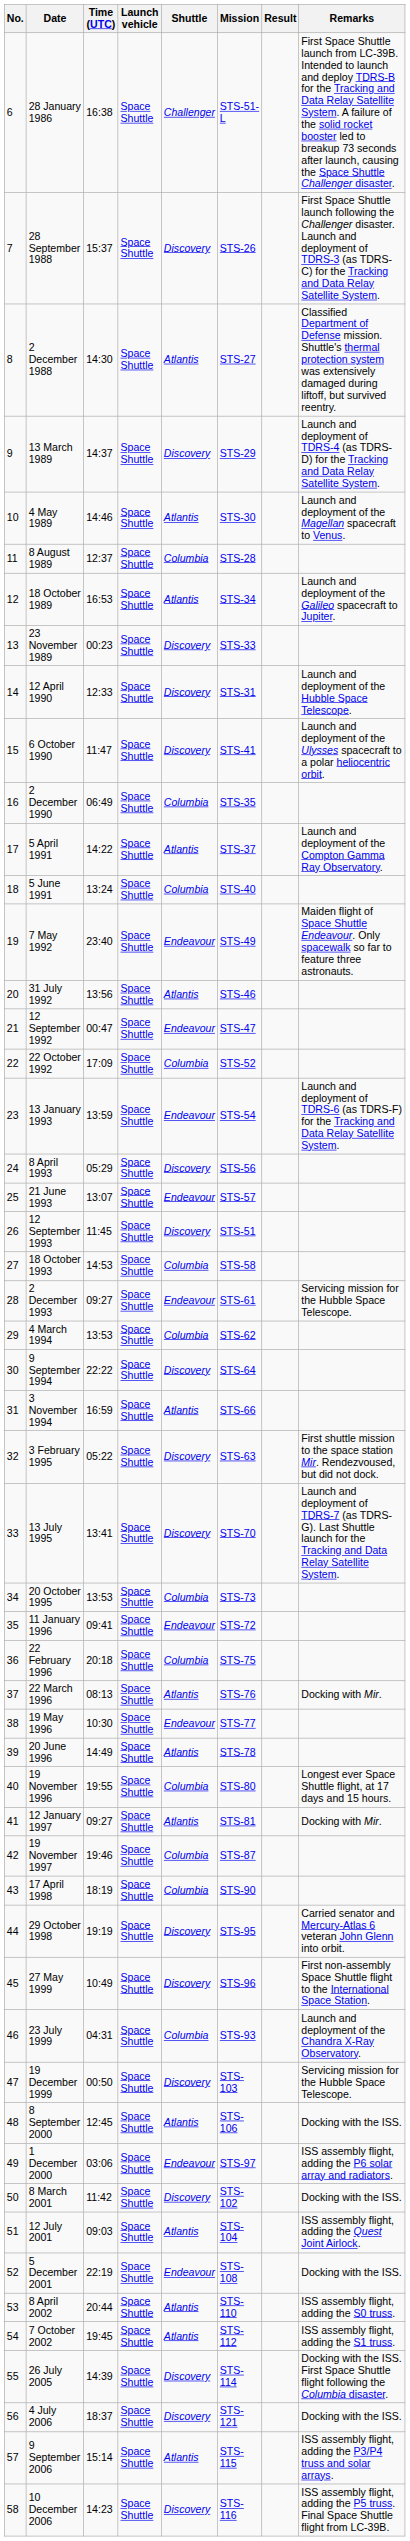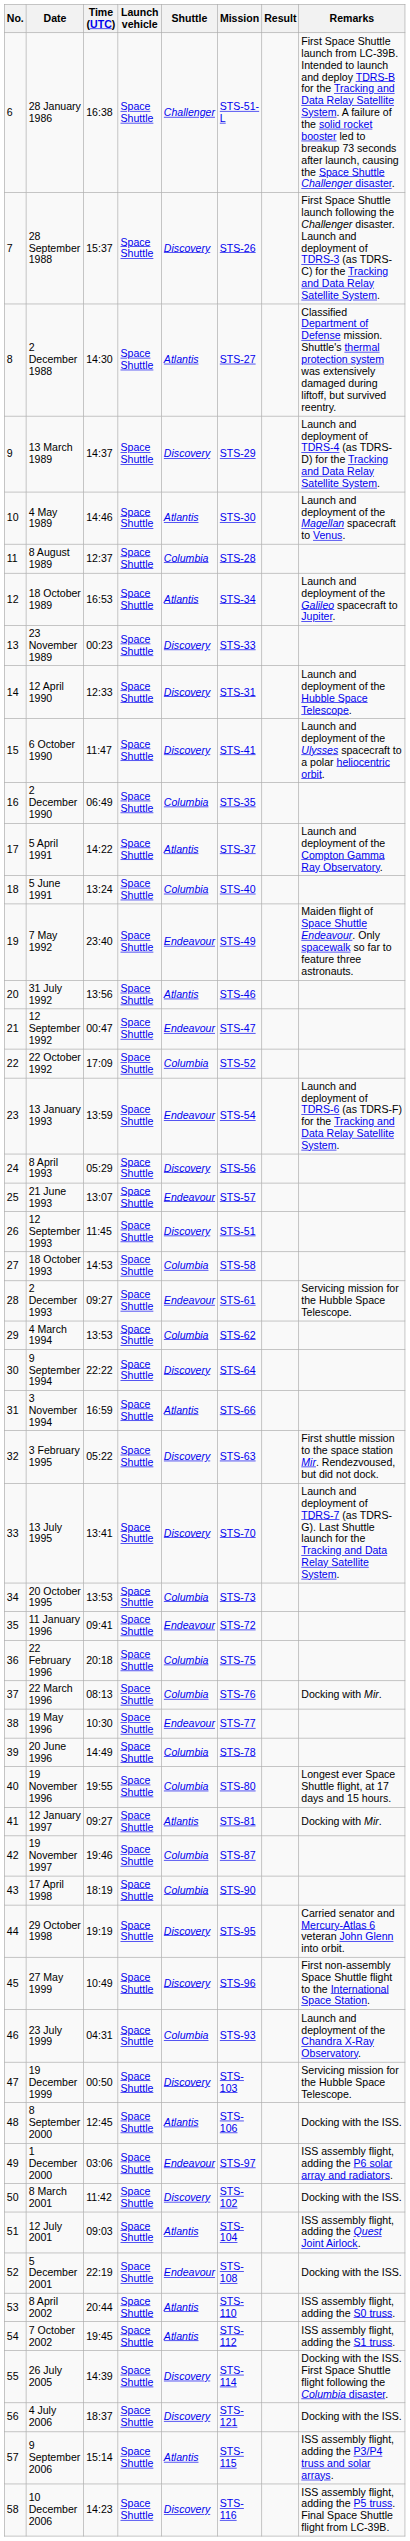(181, 1695) Atlantis -> (186, 1695) Columbia
(181, 1752) Atlantis -> (186, 1752) Columbia
